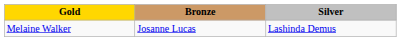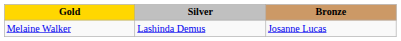columns swapped: (331, 12) <-> (200, 12)
